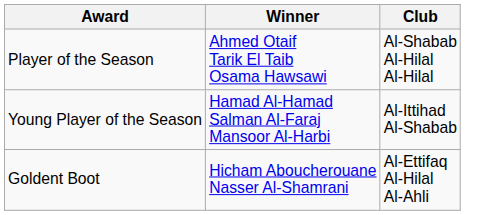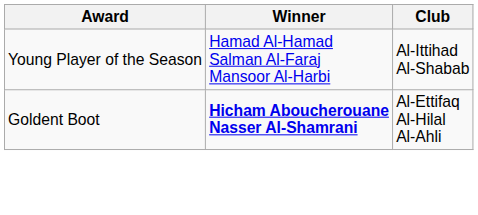- row: (81, 59)
(293, 179) normal -> (299, 119) bold
